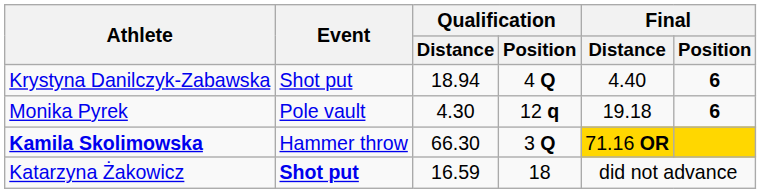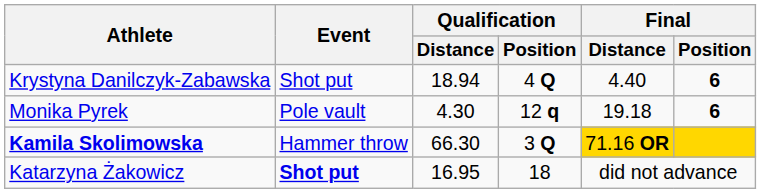(456, 173) 16.59 -> (456, 173) 16.95
